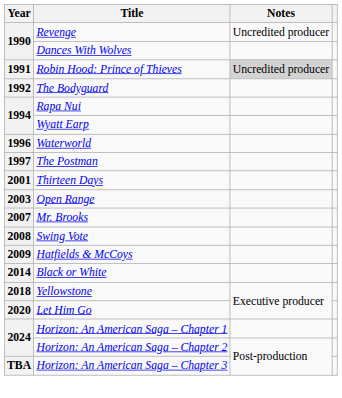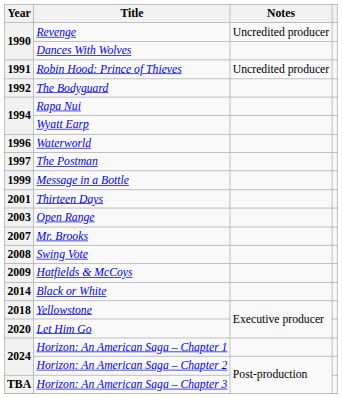(281, 69) lightgrey background -> (281, 69) no background
+ row: (83, 180)
